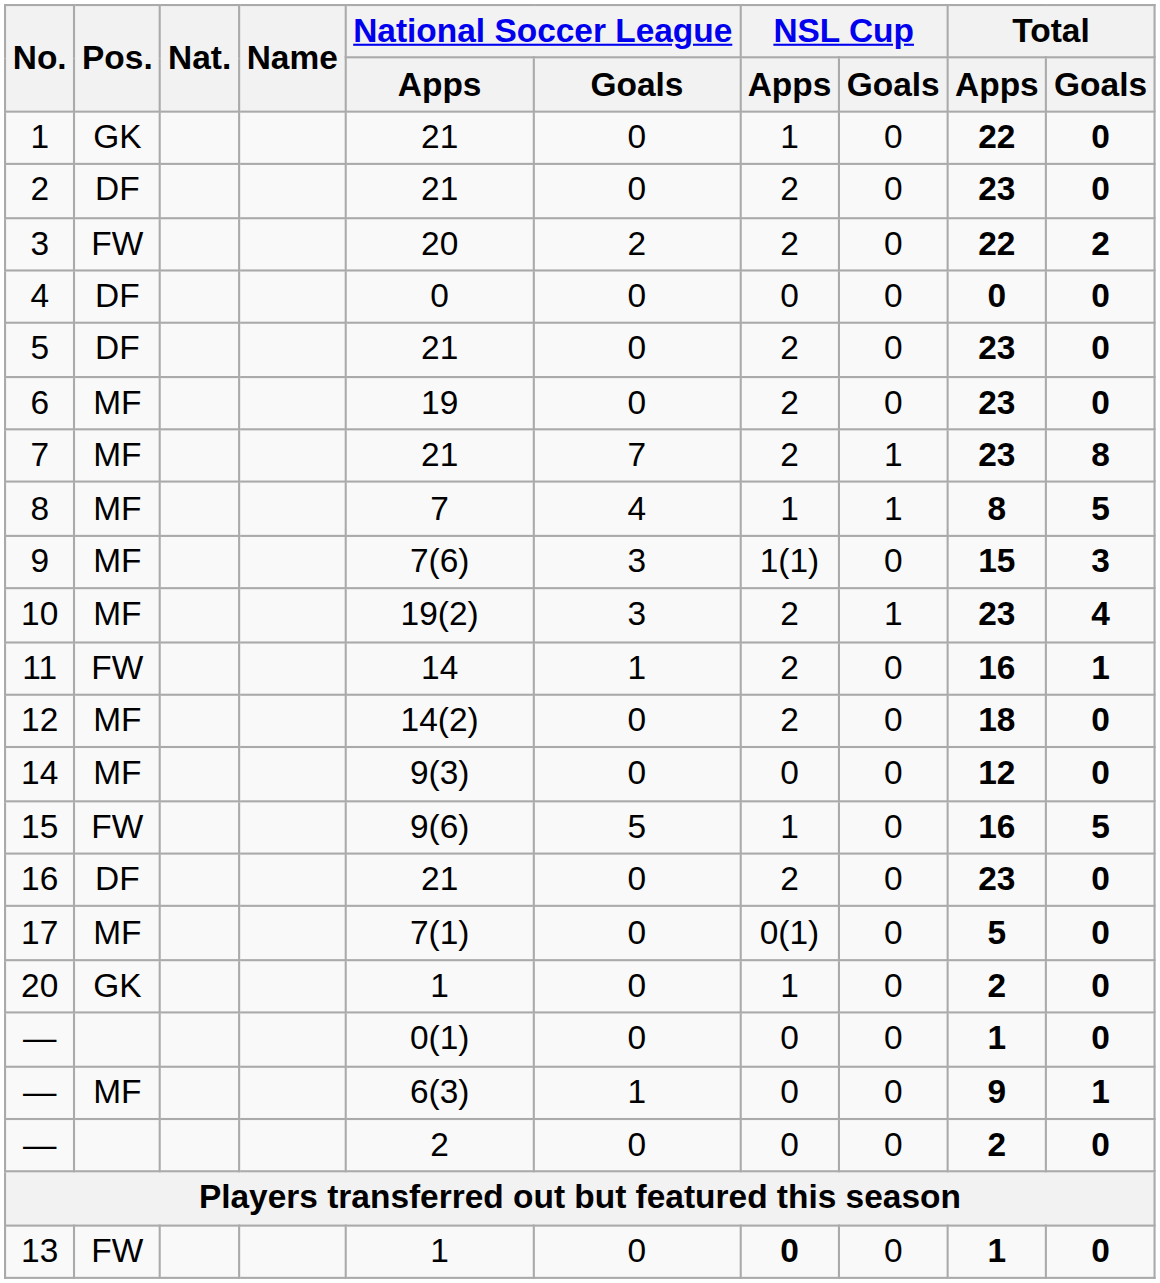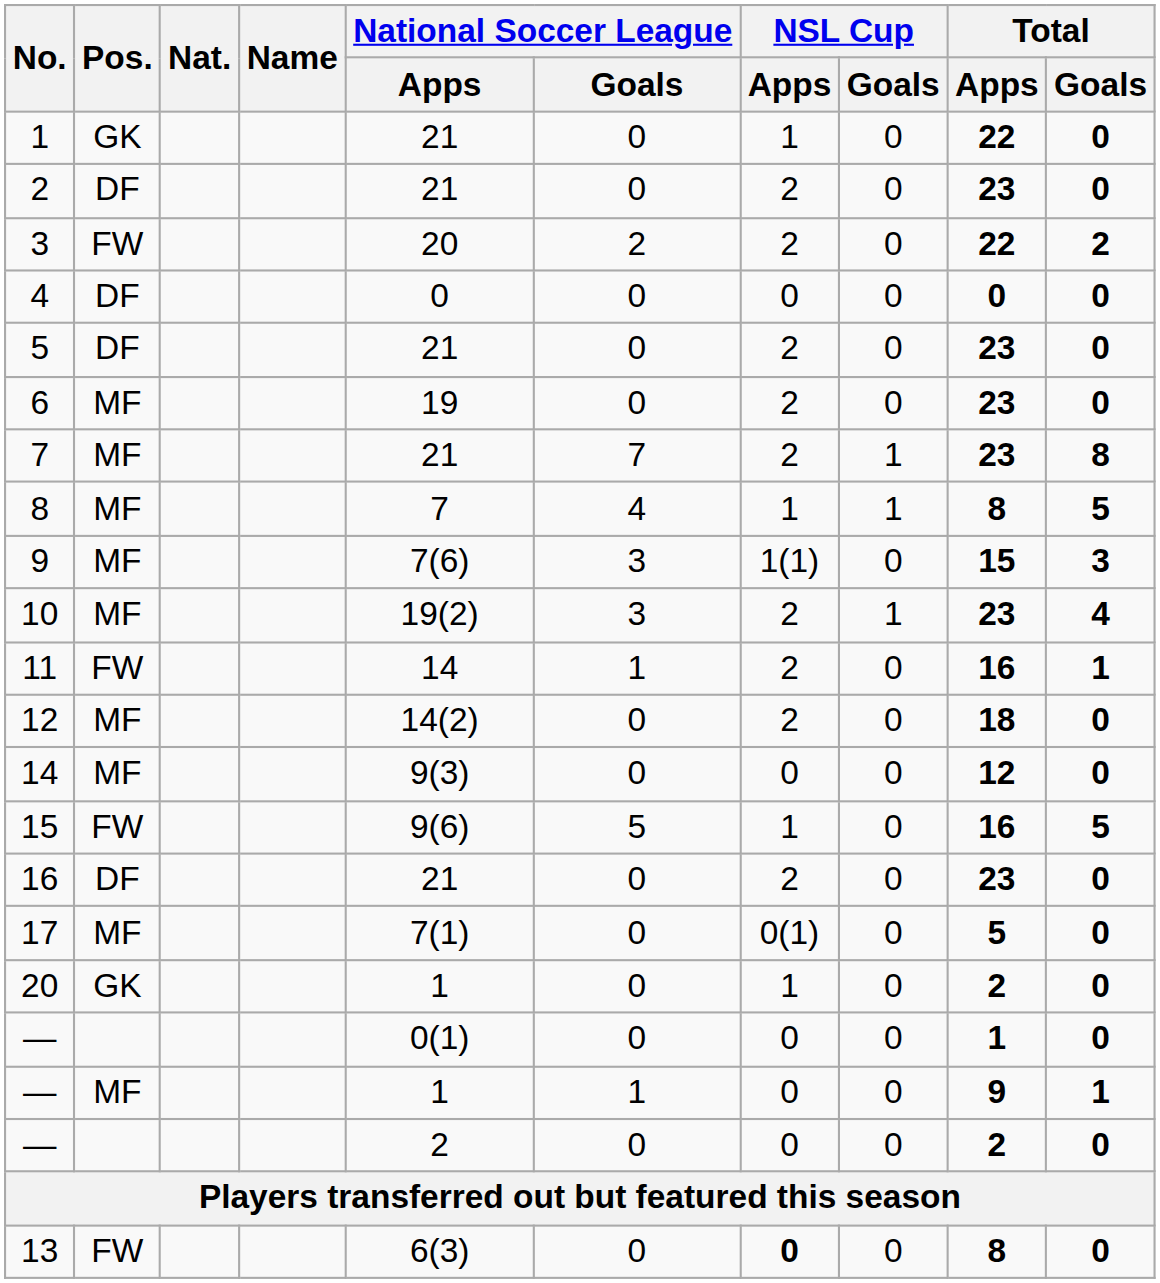(440, 1091) 6(3) -> (440, 1091) 1
(440, 1250) 1 -> (440, 1250) 6(3)
(997, 1250) 1 -> (997, 1250) 8
